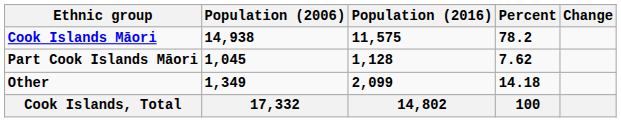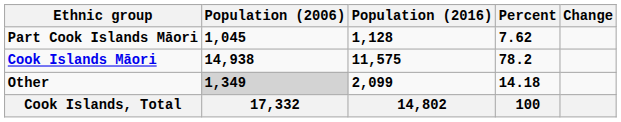rows swapped: (82, 38) <-> (103, 61)
(225, 83) no background -> (225, 83) lightgrey background
